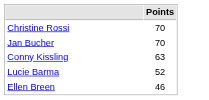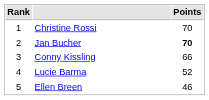+ column: (19, 12)
(160, 43) normal -> (187, 43) bold
(160, 57) 63 -> (187, 57) 66
